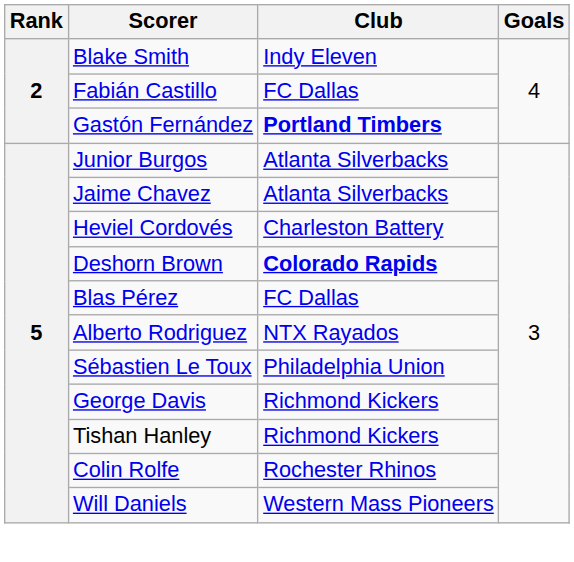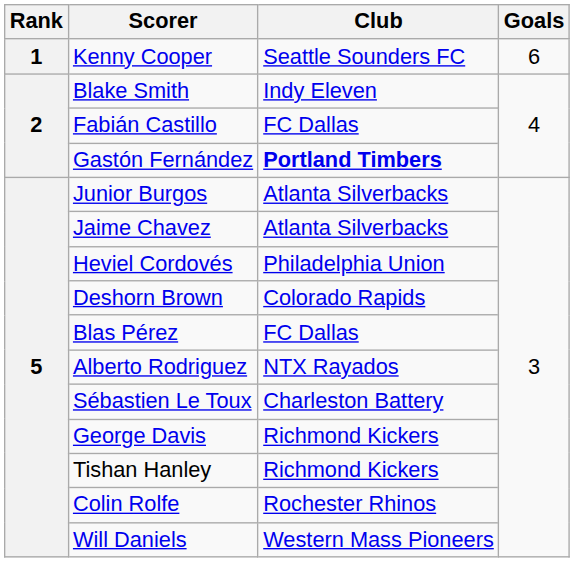+ row: (142, 56)
(353, 228) Charleston Battery -> (354, 263) Philadelphia Union
(350, 263) bold -> (344, 297) normal
(354, 366) Philadelphia Union -> (353, 401) Charleston Battery
